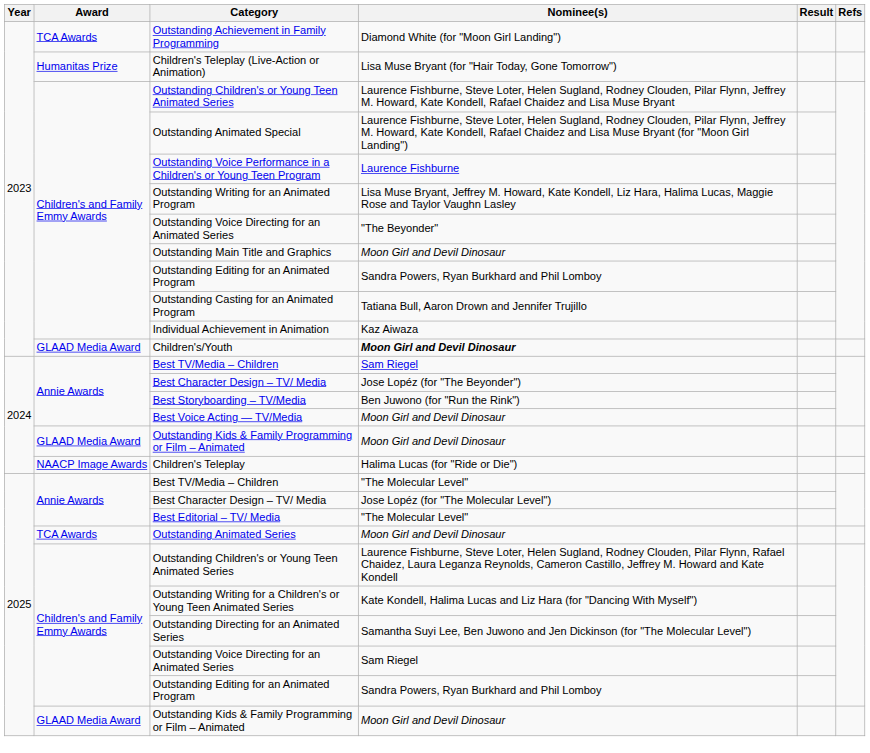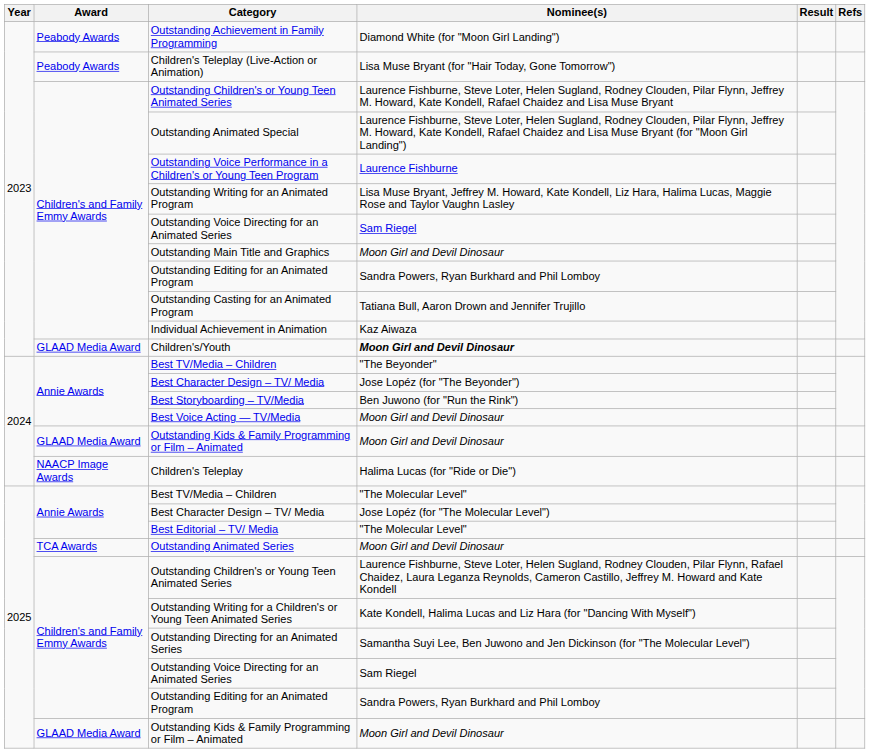(67, 36) TCA Awards -> (78, 36) Peabody Awards
(77, 66) Humanitas Prize -> (78, 66) Peabody Awards
(400, 228) "The Beyonder" -> (388, 228) Sam Riegel
(389, 365) Sam Riegel -> (398, 365) "The Beyonder"
